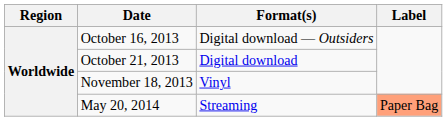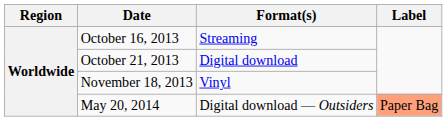(286, 37) Digital download — Outsiders -> (228, 37) Streaming
(228, 104) Streaming -> (286, 104) Digital download — Outsiders
